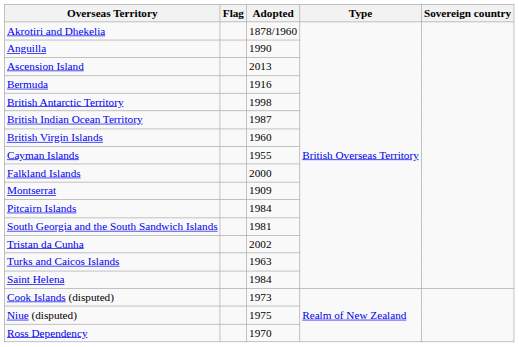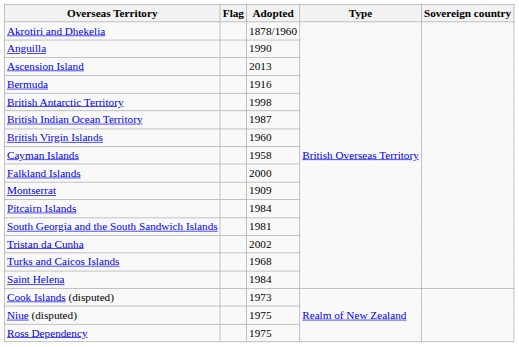(260, 155) 1955 -> (260, 155) 1958
(260, 262) 1963 -> (260, 262) 1968
(260, 333) 1970 -> (260, 333) 1975
